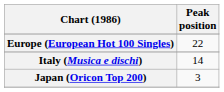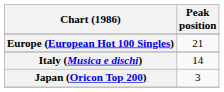(198, 43) 22 -> (198, 43) 21
